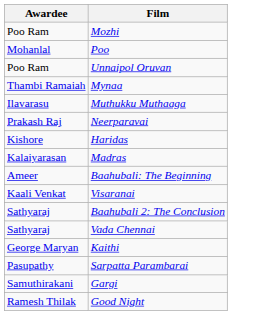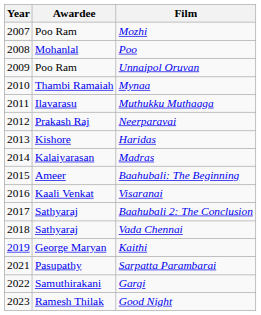+ column: (18, 13)
